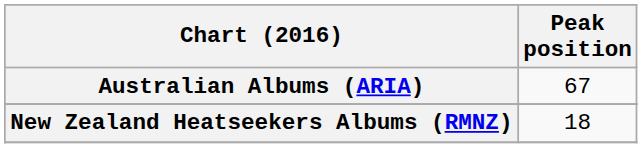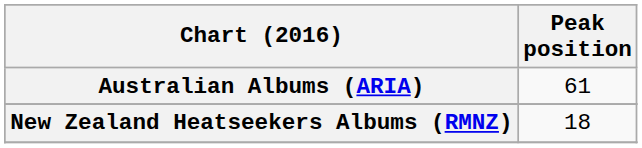(578, 86) 67 -> (578, 86) 61
